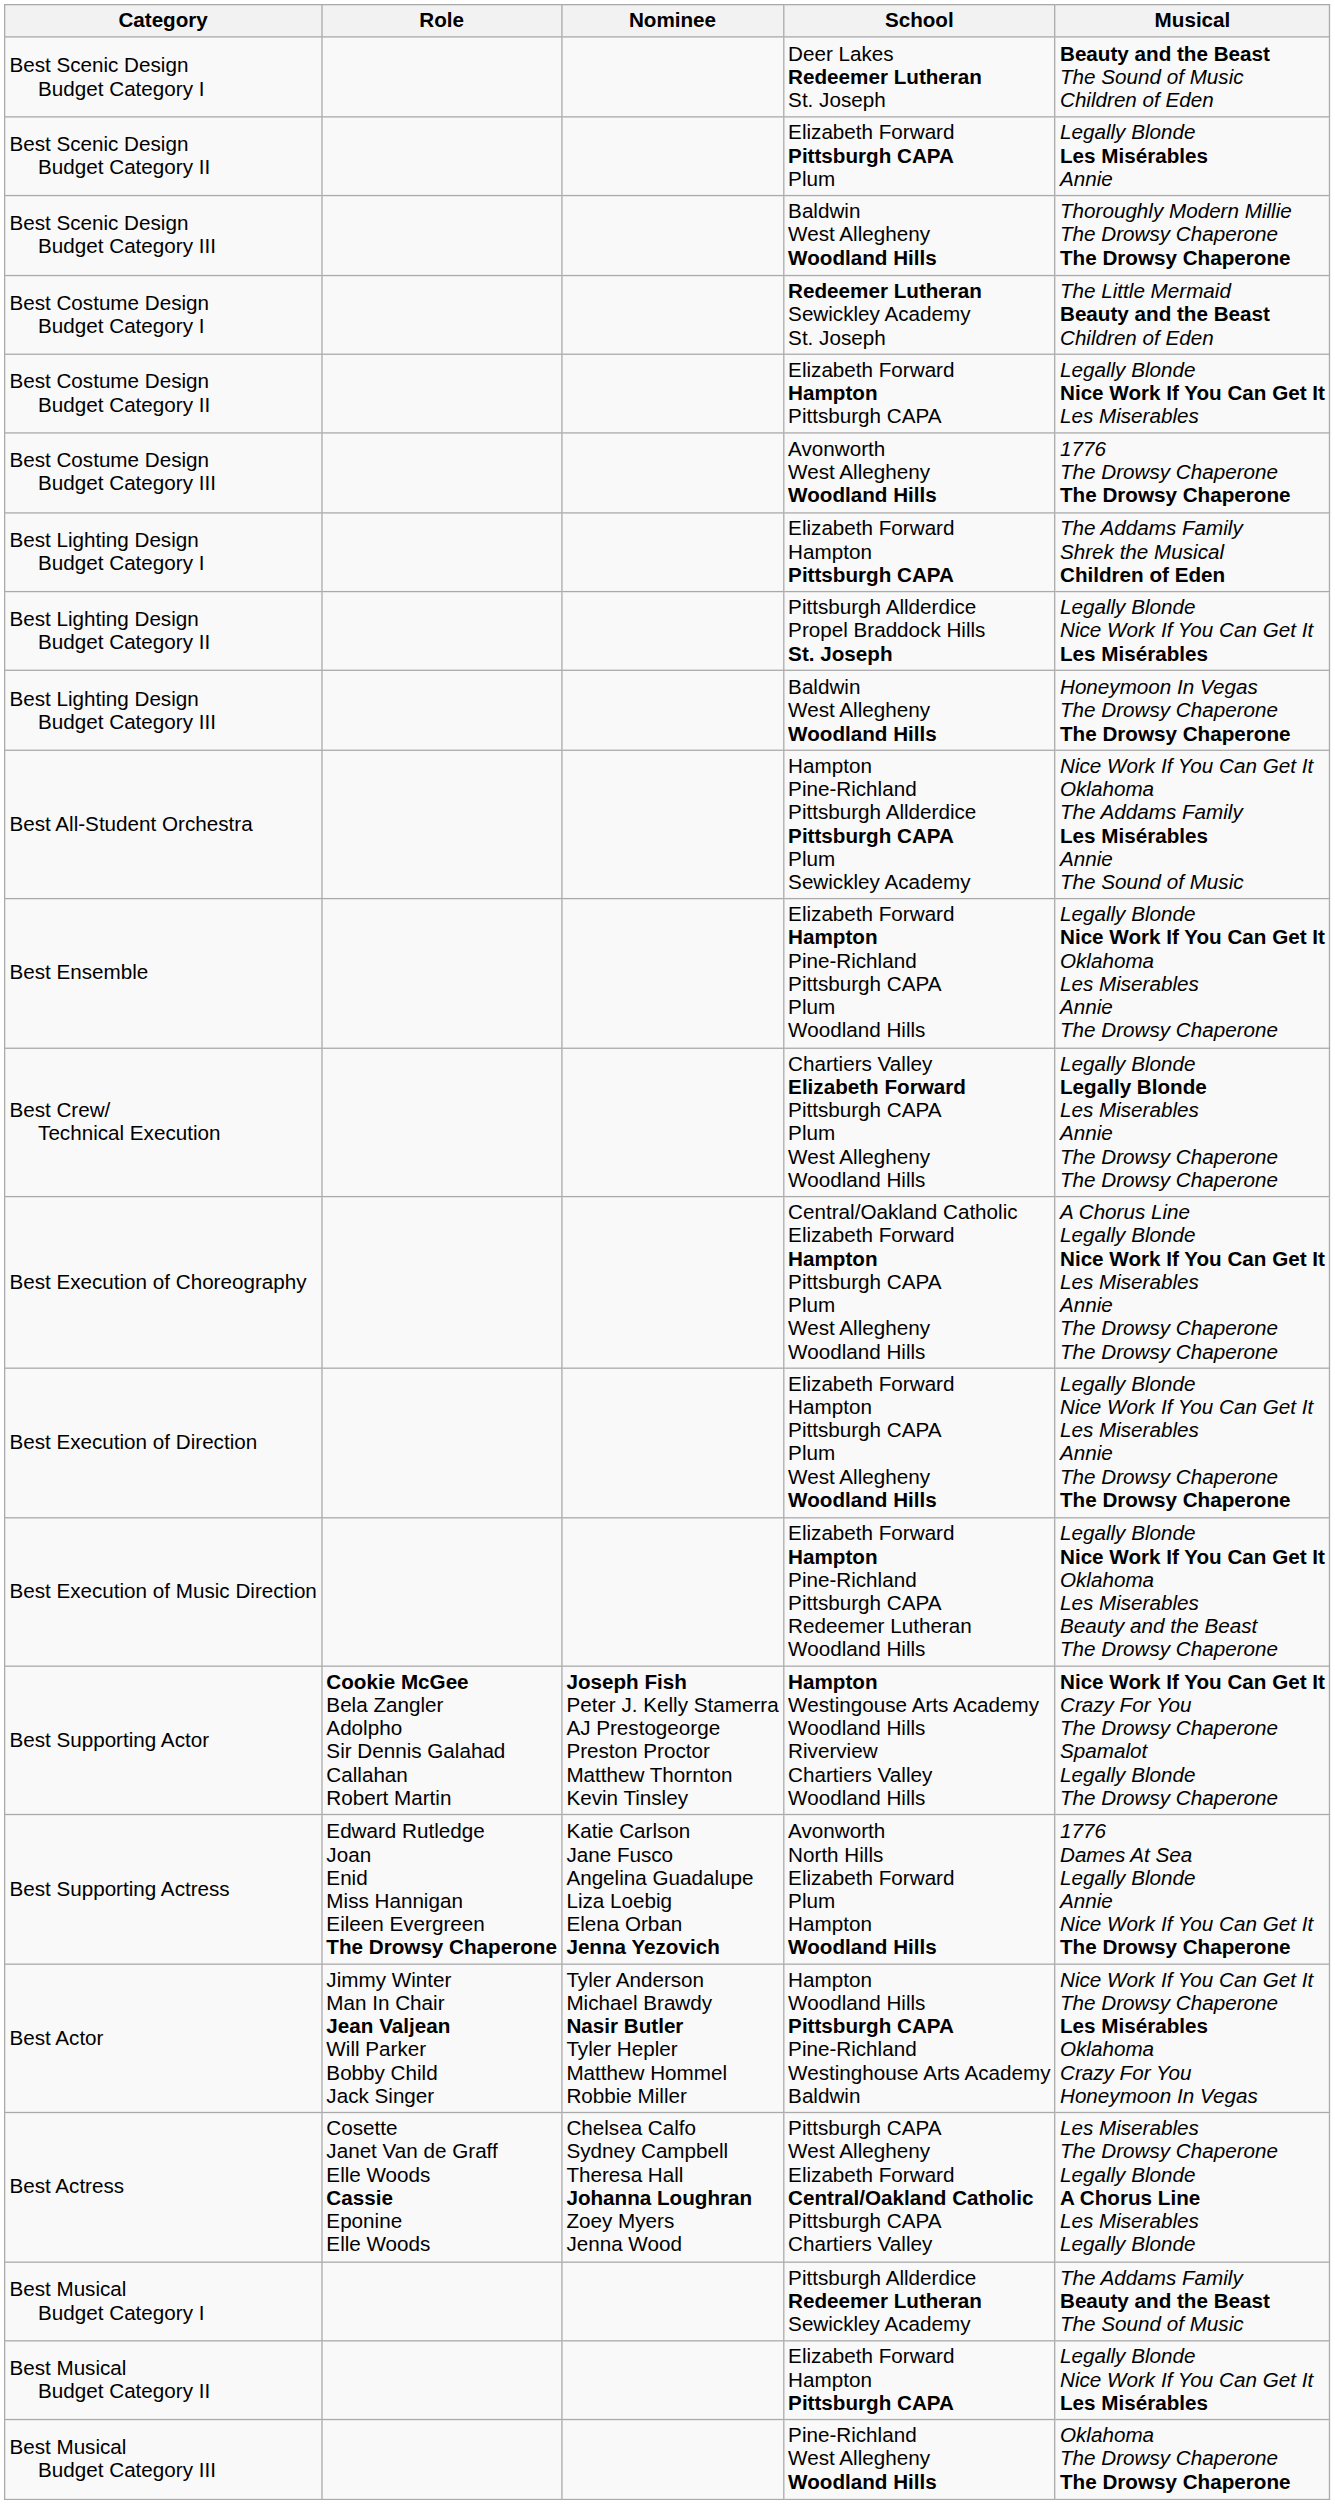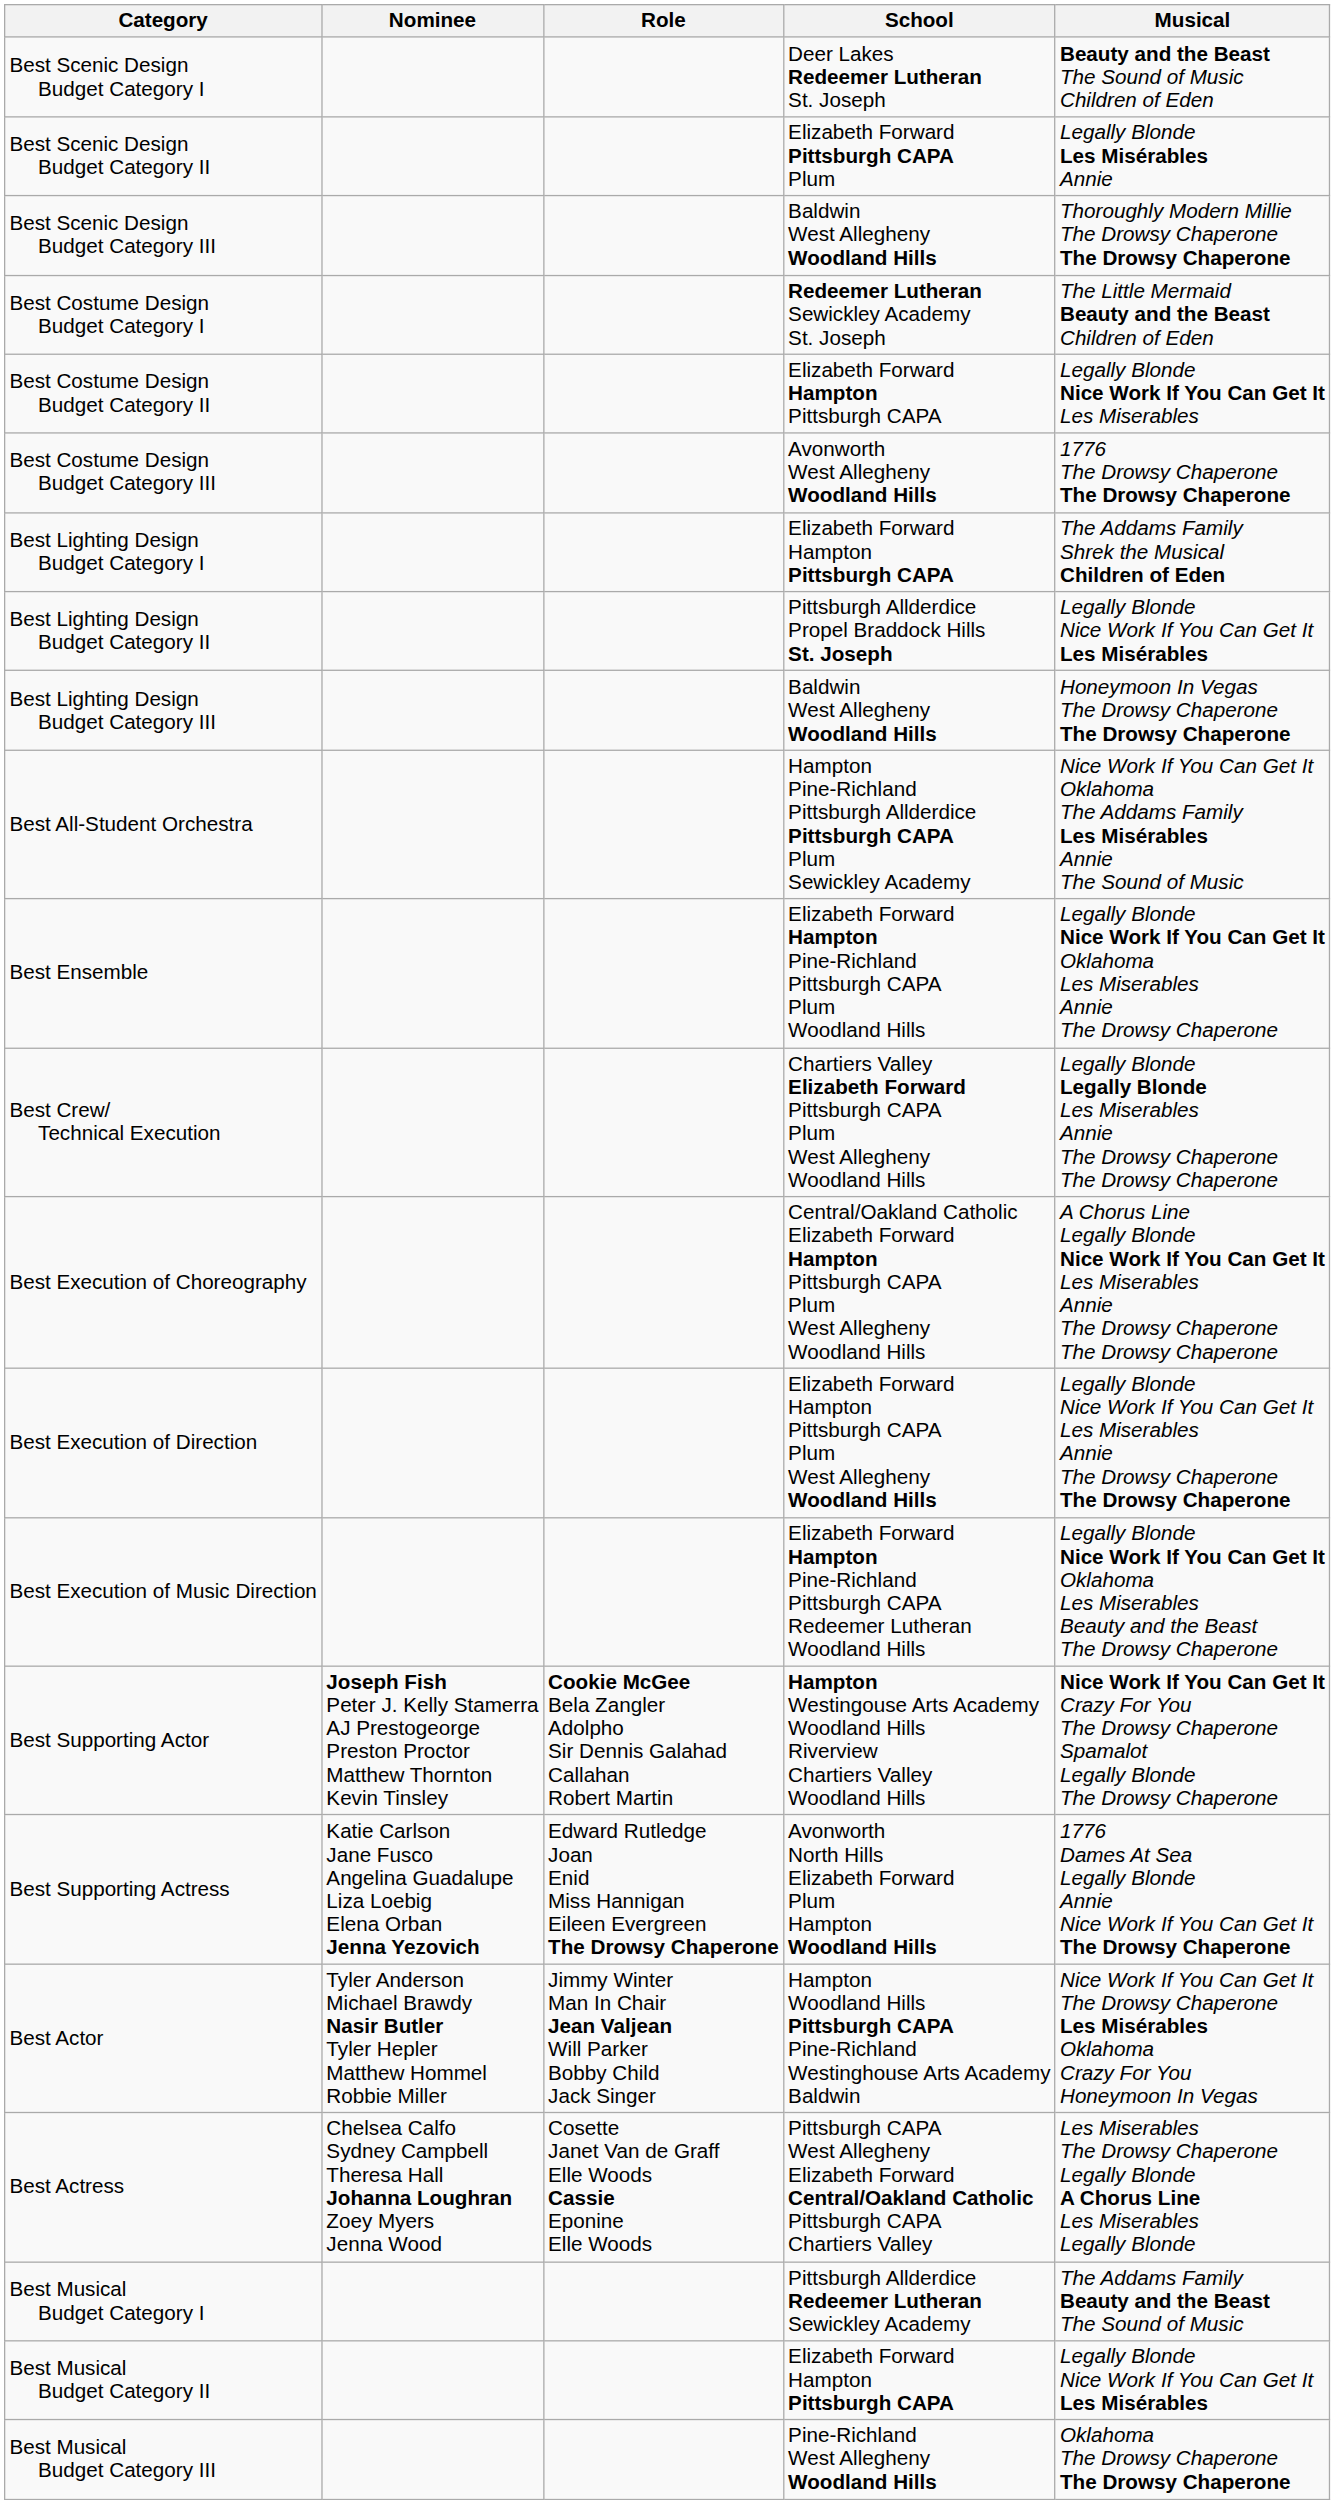columns swapped: (672, 20) <-> (442, 20)
